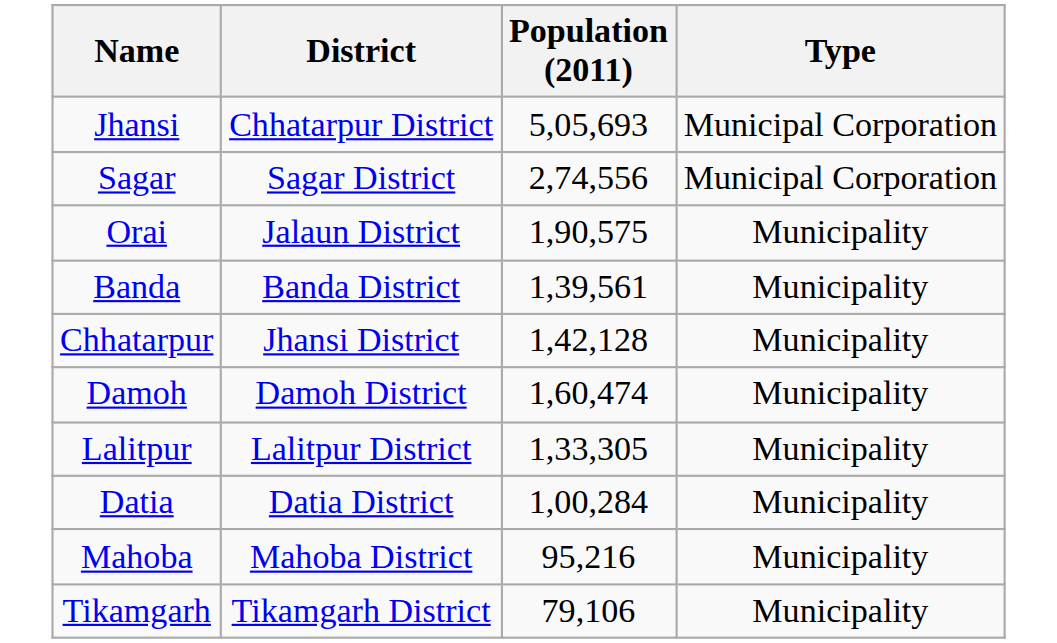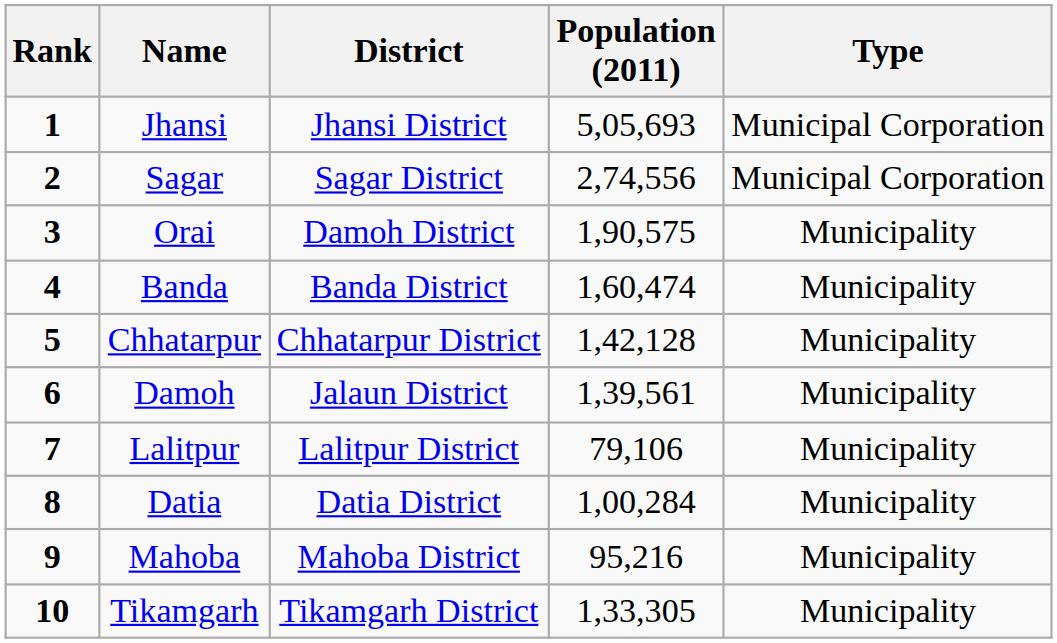+ column: (52, 50)
(361, 123) Chhatarpur District -> (409, 123) Jhansi District
(361, 232) Jalaun District -> (409, 232) Damoh District
(588, 286) 1,39,561 -> (636, 286) 1,60,474
(361, 340) Jhansi District -> (409, 340) Chhatarpur District
(361, 394) Damoh District -> (409, 394) Jalaun District
(588, 394) 1,60,474 -> (636, 394) 1,39,561
(588, 448) 1,33,305 -> (636, 448) 79,106
(588, 610) 79,106 -> (636, 610) 1,33,305
